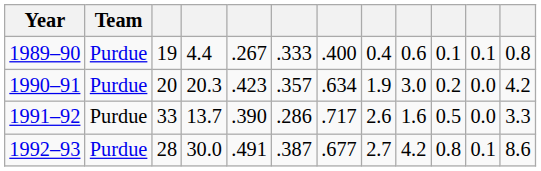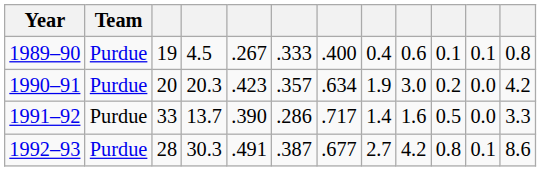(199, 52) 4.4 -> (199, 52) 4.5
(379, 117) 2.6 -> (379, 117) 1.4
(204, 149) 30.0 -> (204, 149) 30.3
